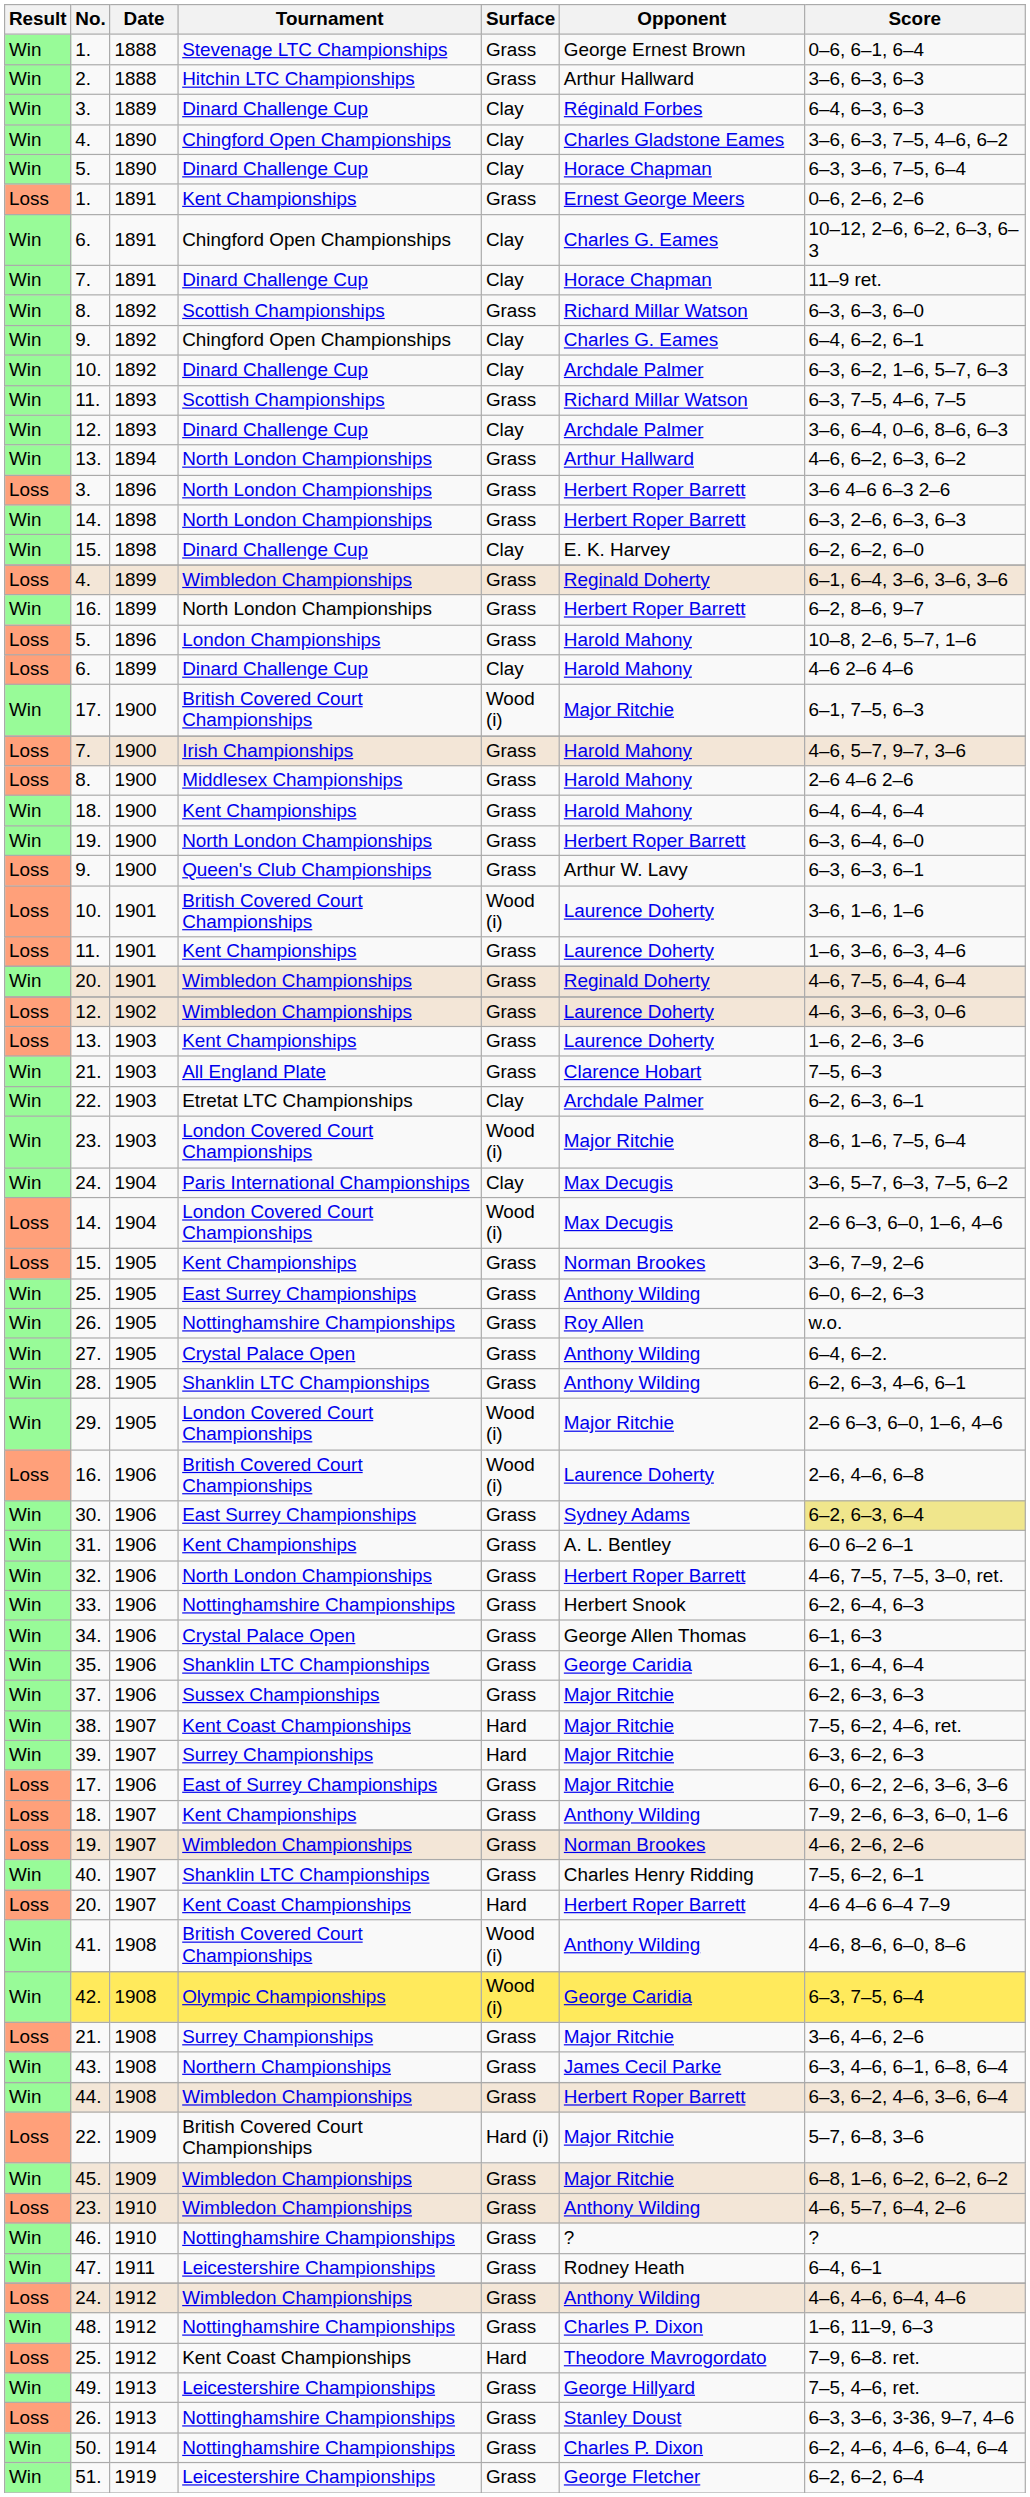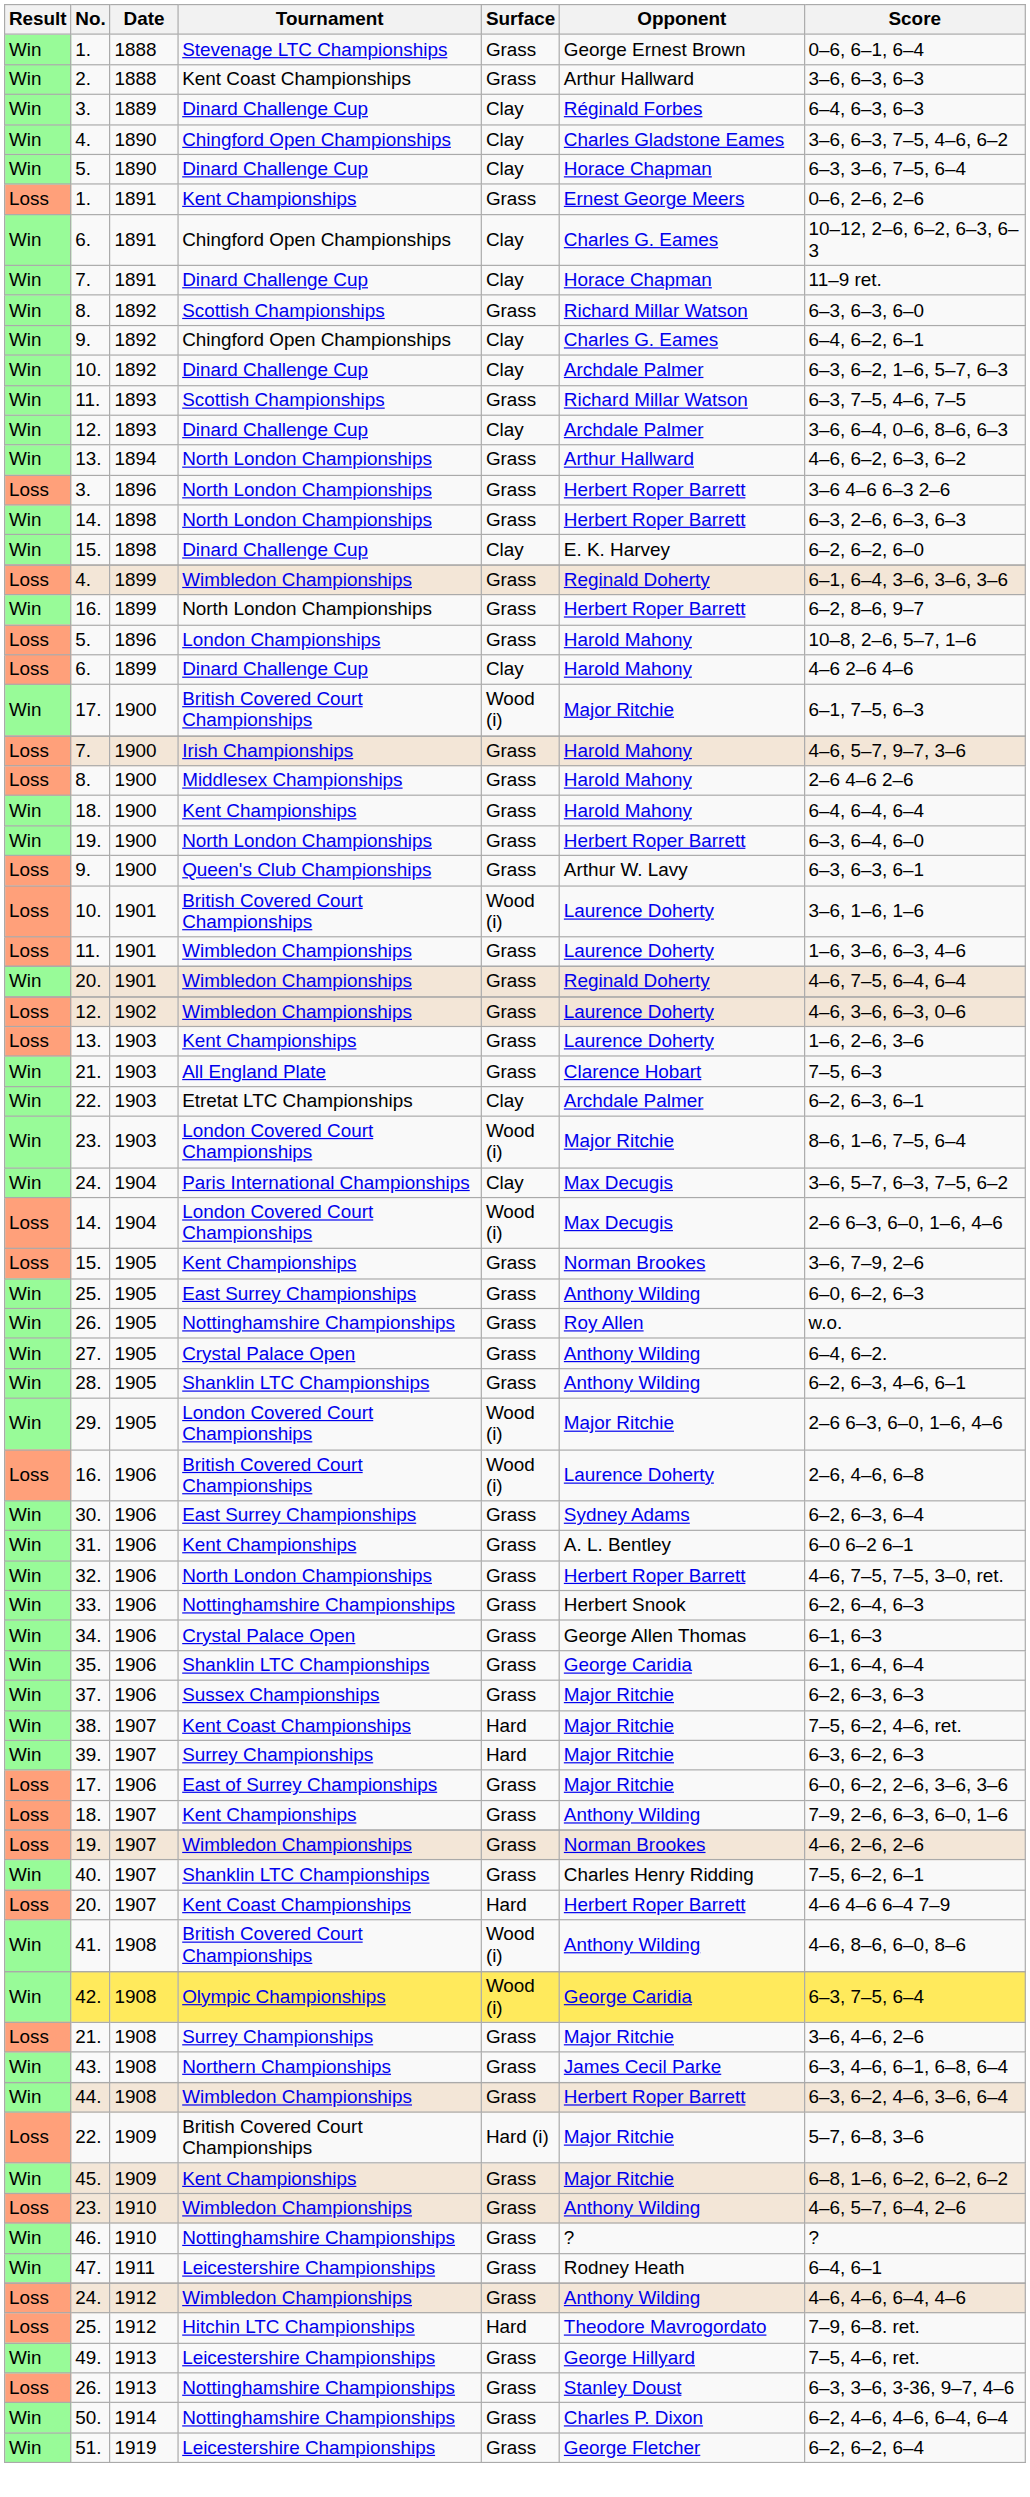(298, 79) Hitchin LTC Championships -> (297, 79) Kent Coast Championships
(269, 951) Kent Championships -> (297, 951) Wimbledon Championships
(866, 1515) khaki background -> (866, 1515) no background
(297, 2178) Wimbledon Championships -> (269, 2178) Kent Championships
- row: (88, 2327)
(297, 2357) Kent Coast Championships -> (298, 2327) Hitchin LTC Championships
